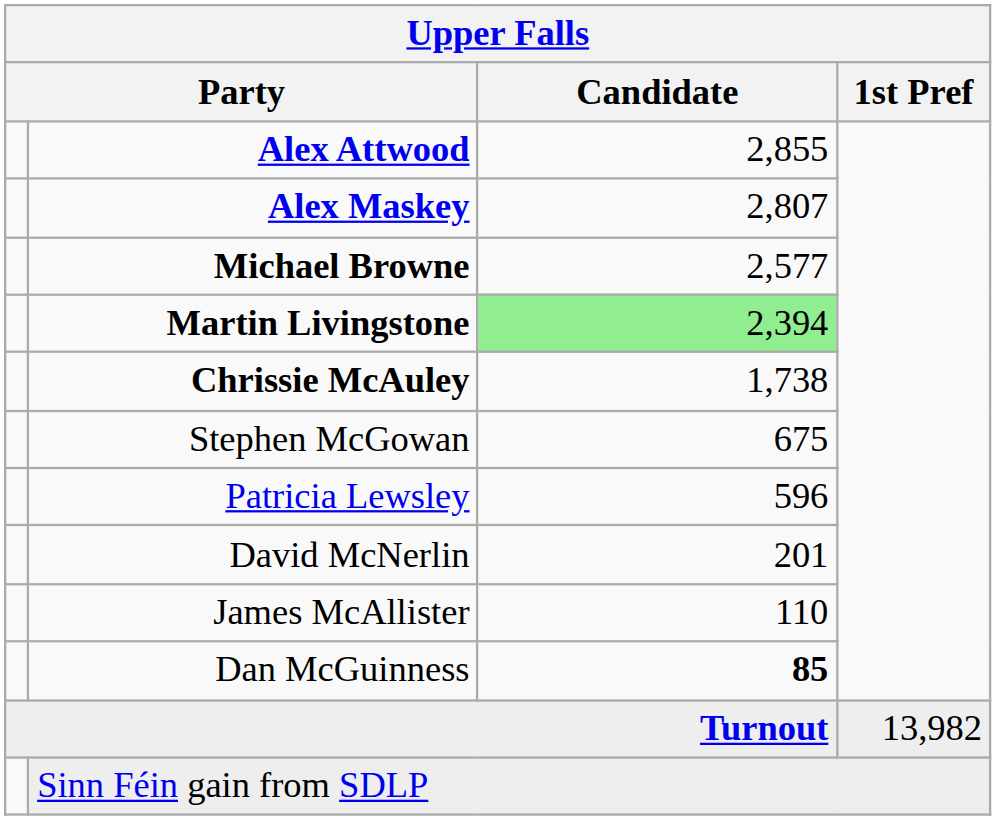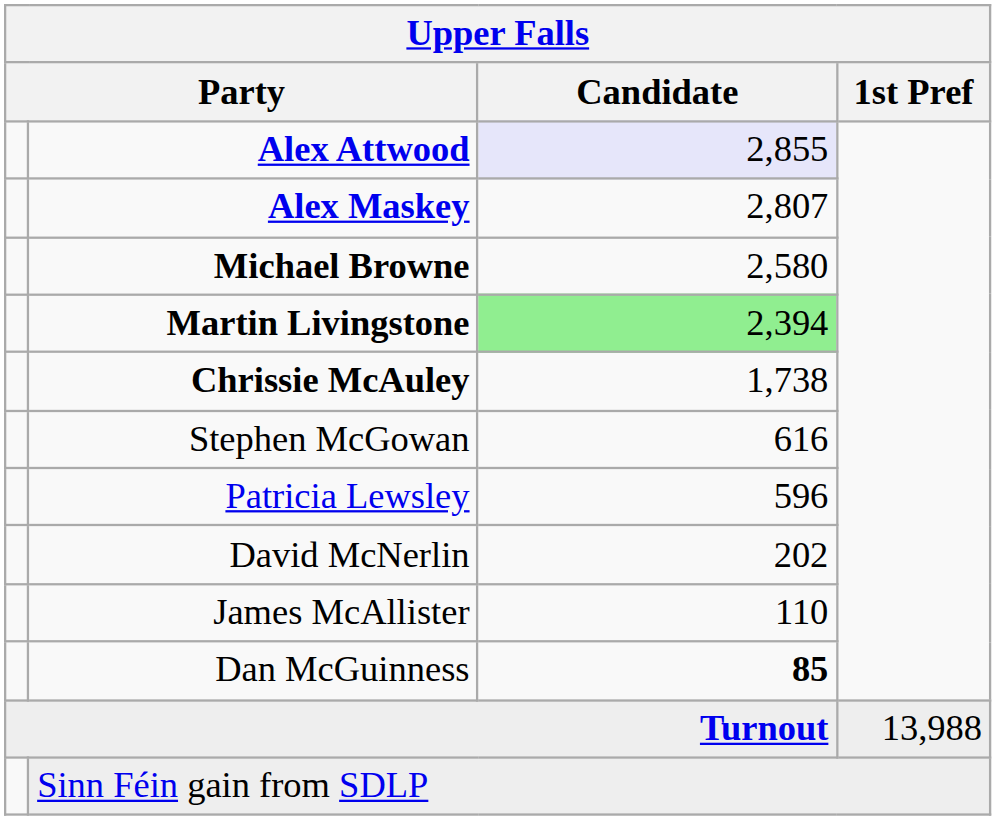(787, 149) no background -> (787, 149) lavender background
(787, 264) 2,577 -> (787, 264) 2,580
(801, 438) 675 -> (801, 438) 616
(801, 554) 201 -> (801, 554) 202
(932, 727) 13,982 -> (932, 727) 13,988
